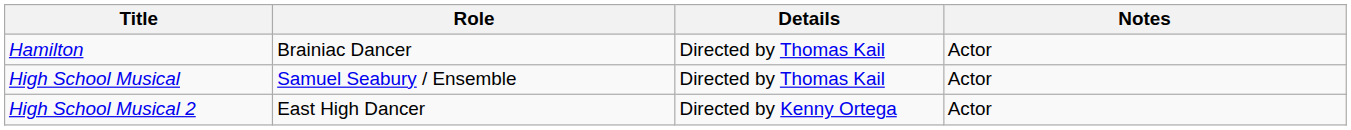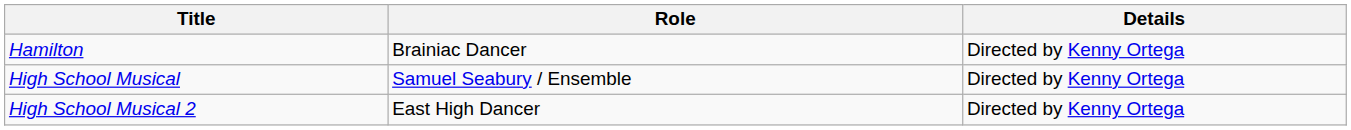- column: (1145, 19)
(782, 49) Directed by Thomas Kail -> (1076, 49) Directed by Kenny Ortega
(782, 79) Directed by Thomas Kail -> (1076, 79) Directed by Kenny Ortega
